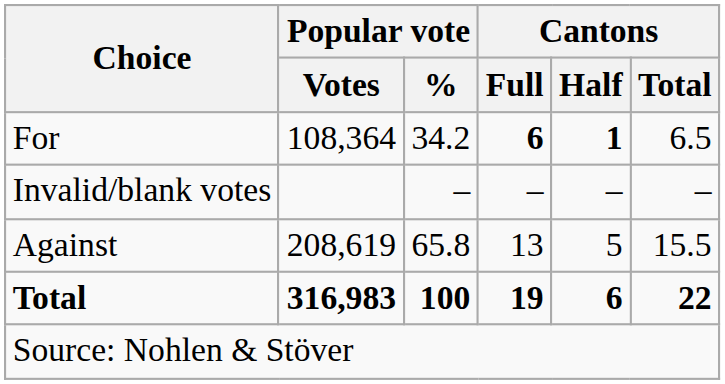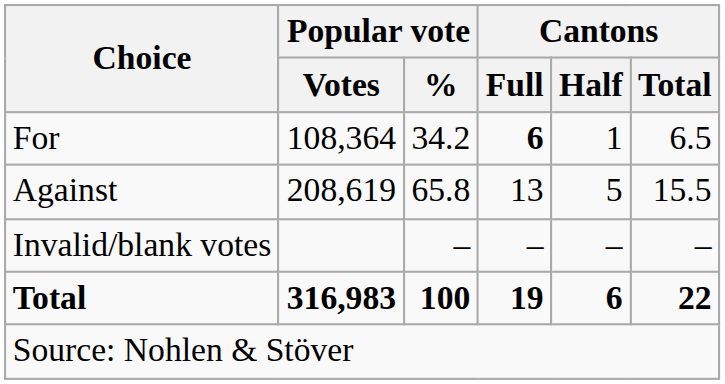(614, 137) bold -> (614, 137) normal
rows swapped: (65, 244) <-> (142, 191)
